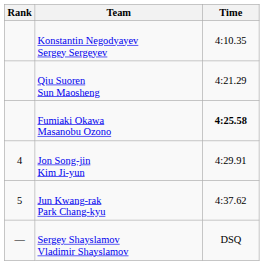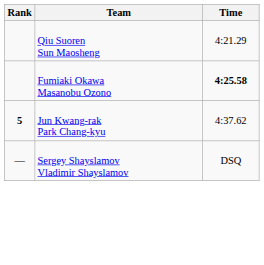- row: (88, 46)
- row: (64, 166)
(20, 200) normal -> (20, 120) bold
